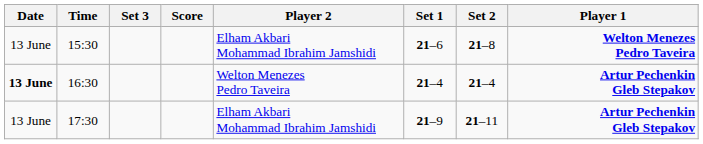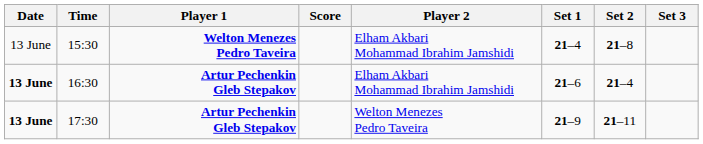columns swapped: (603, 15) <-> (135, 15)
(430, 45) 21–6 -> (568, 45) 21–4
(261, 82) Welton Menezes Pedro Taveira -> (434, 82) Elham Akbari Mohammad Ibrahim Jamshidi
(430, 82) 21–4 -> (568, 82) 21–6
(31, 120) normal -> (31, 120) bold
(296, 120) Elham Akbari Mohammad Ibrahim Jamshidi -> (399, 120) Welton Menezes Pedro Taveira
